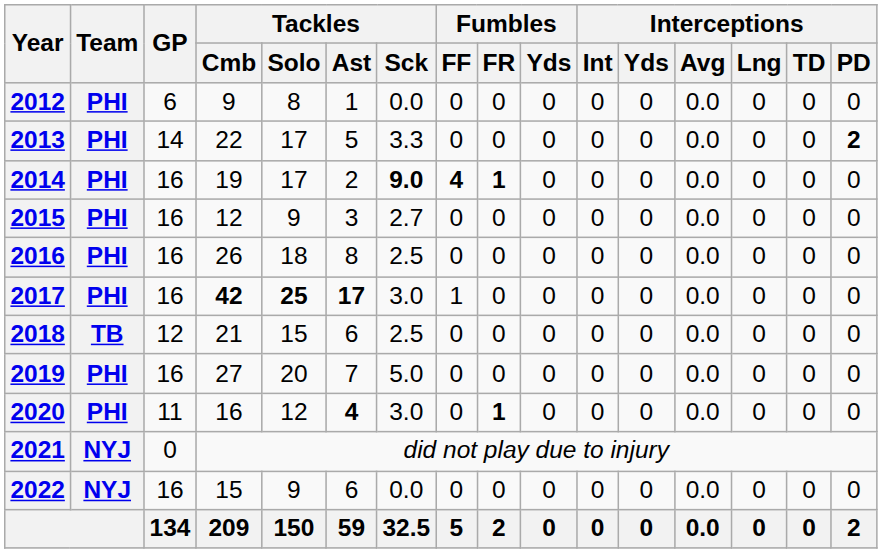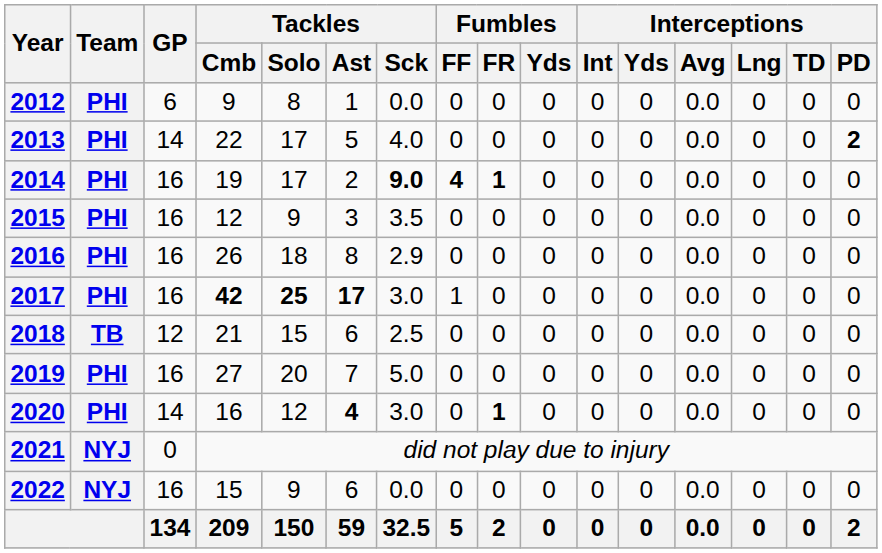(406, 140) 3.3 -> (406, 140) 4.0
(406, 218) 2.7 -> (406, 218) 3.5
(406, 256) 2.5 -> (406, 256) 2.9
(170, 412) 11 -> (170, 412) 14
